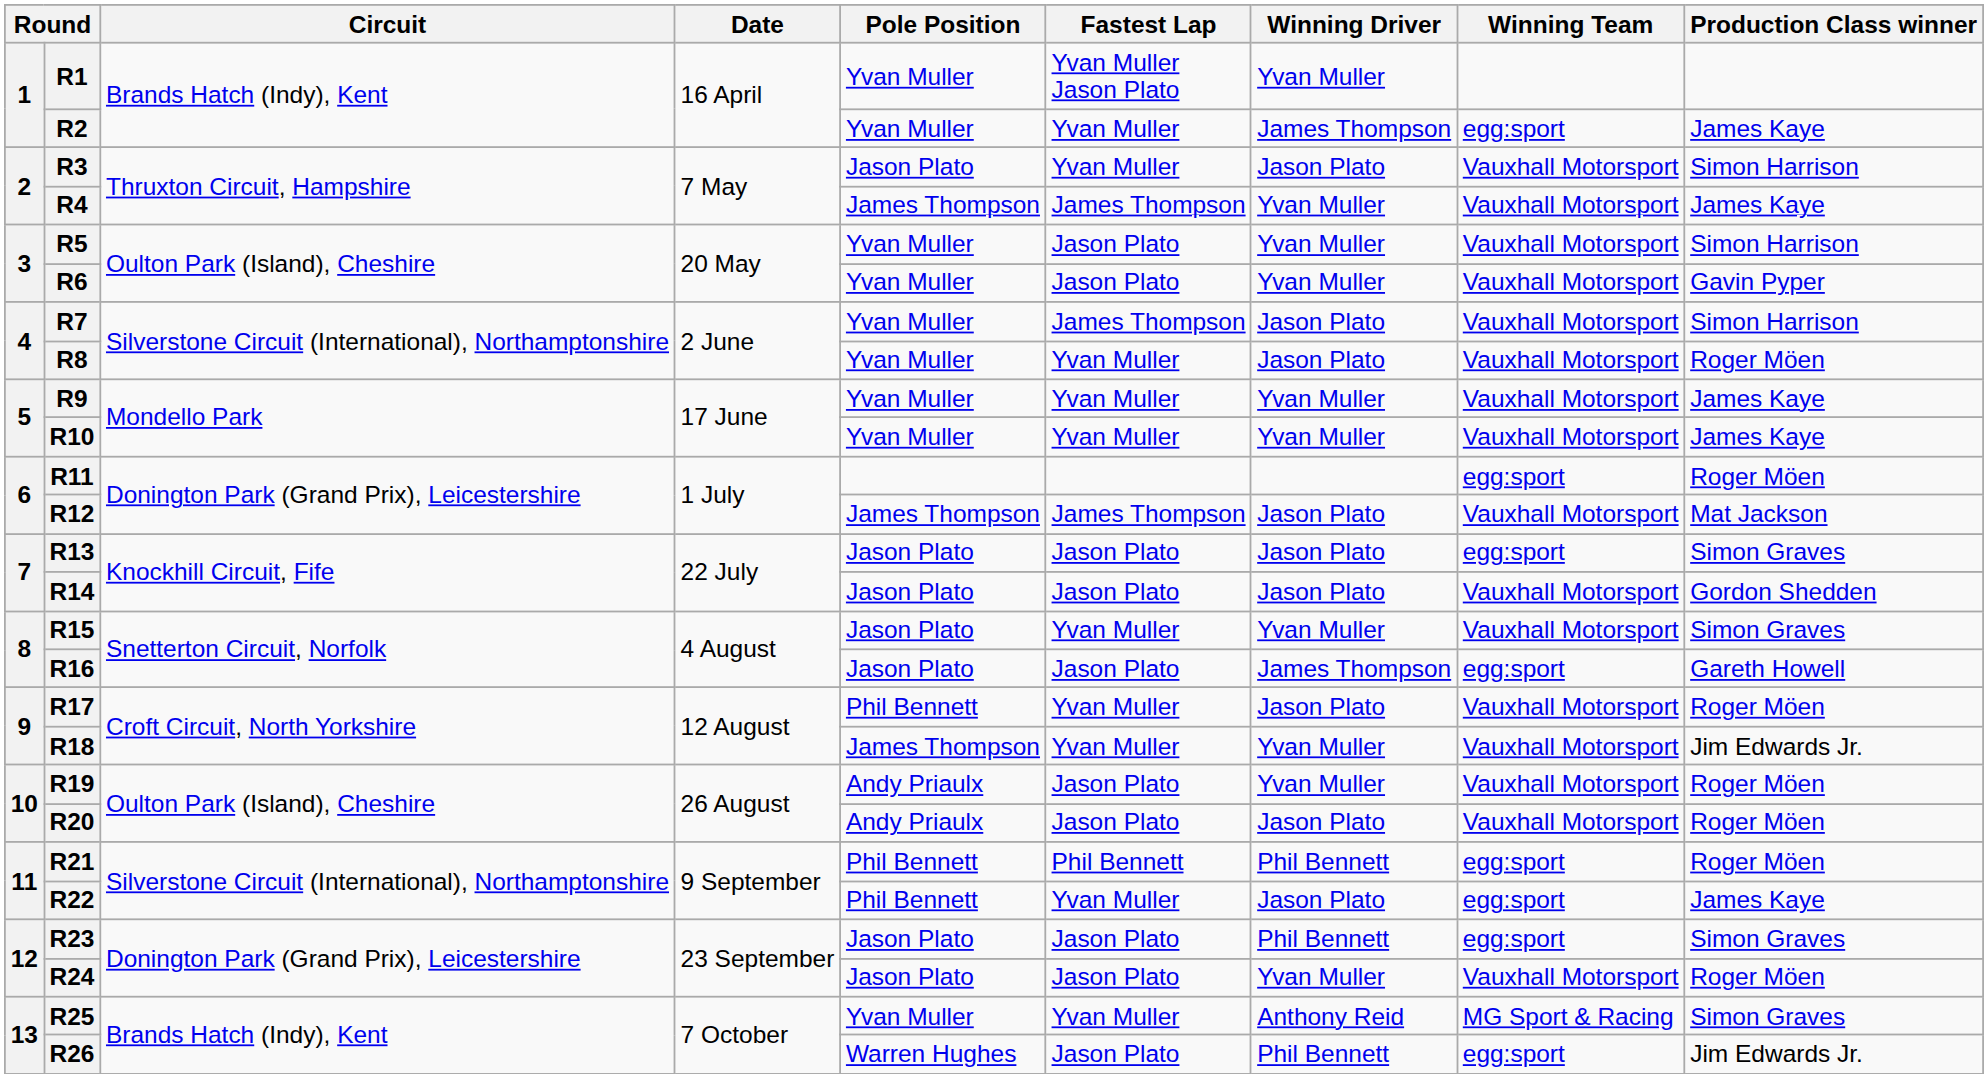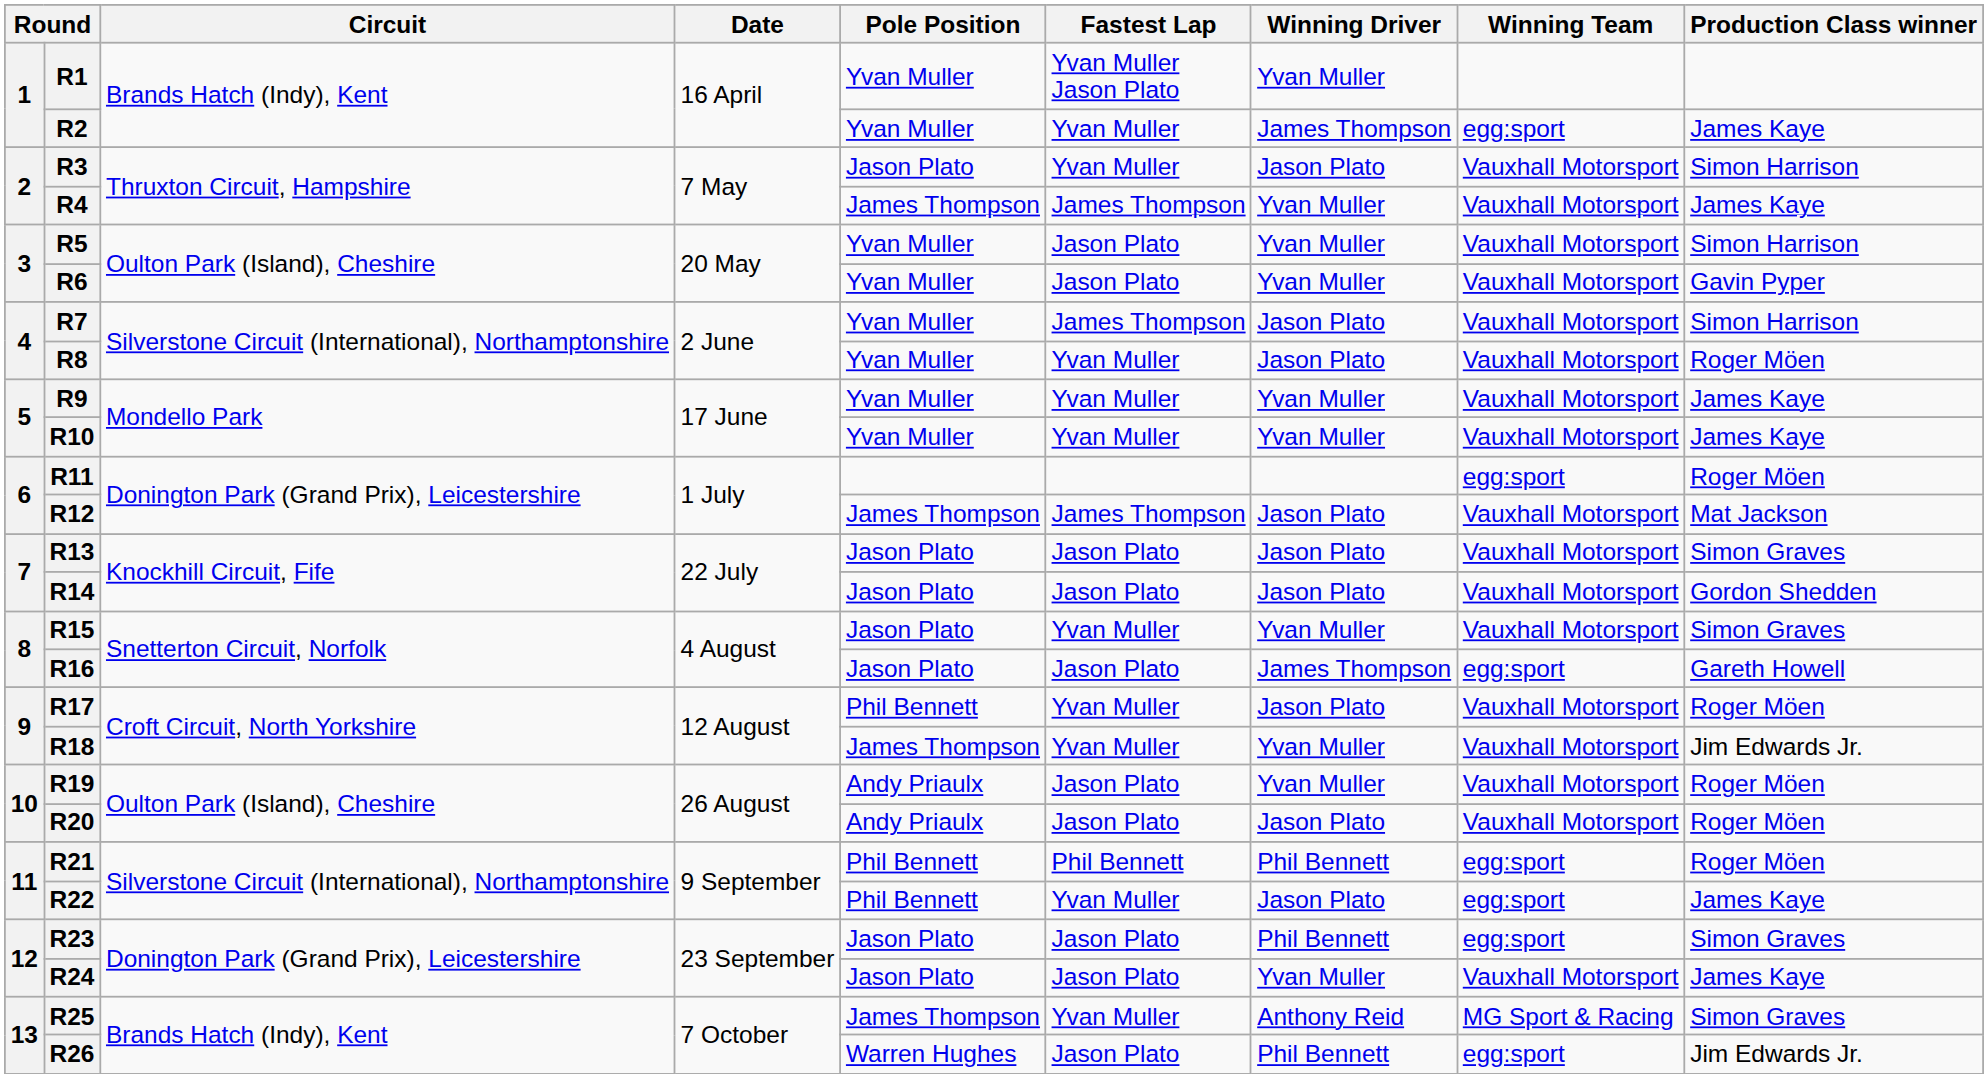(1514, 552) egg:sport -> (1571, 552) Vauxhall Motorsport
(1758, 977) Roger Möen -> (1758, 977) James Kaye
(910, 1015) Yvan Muller -> (943, 1015) James Thompson
